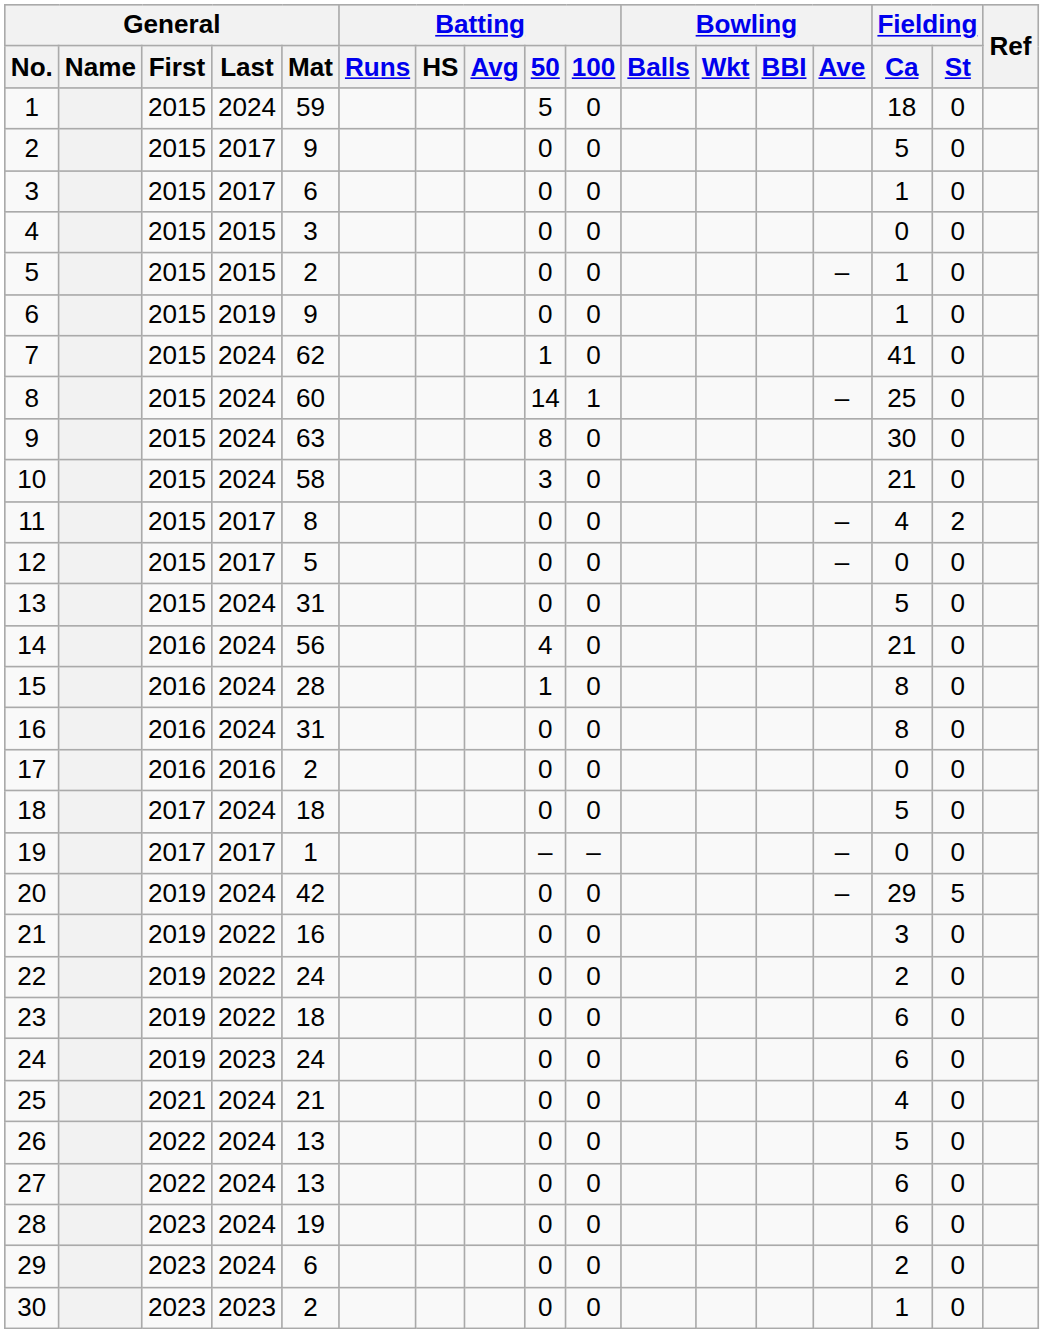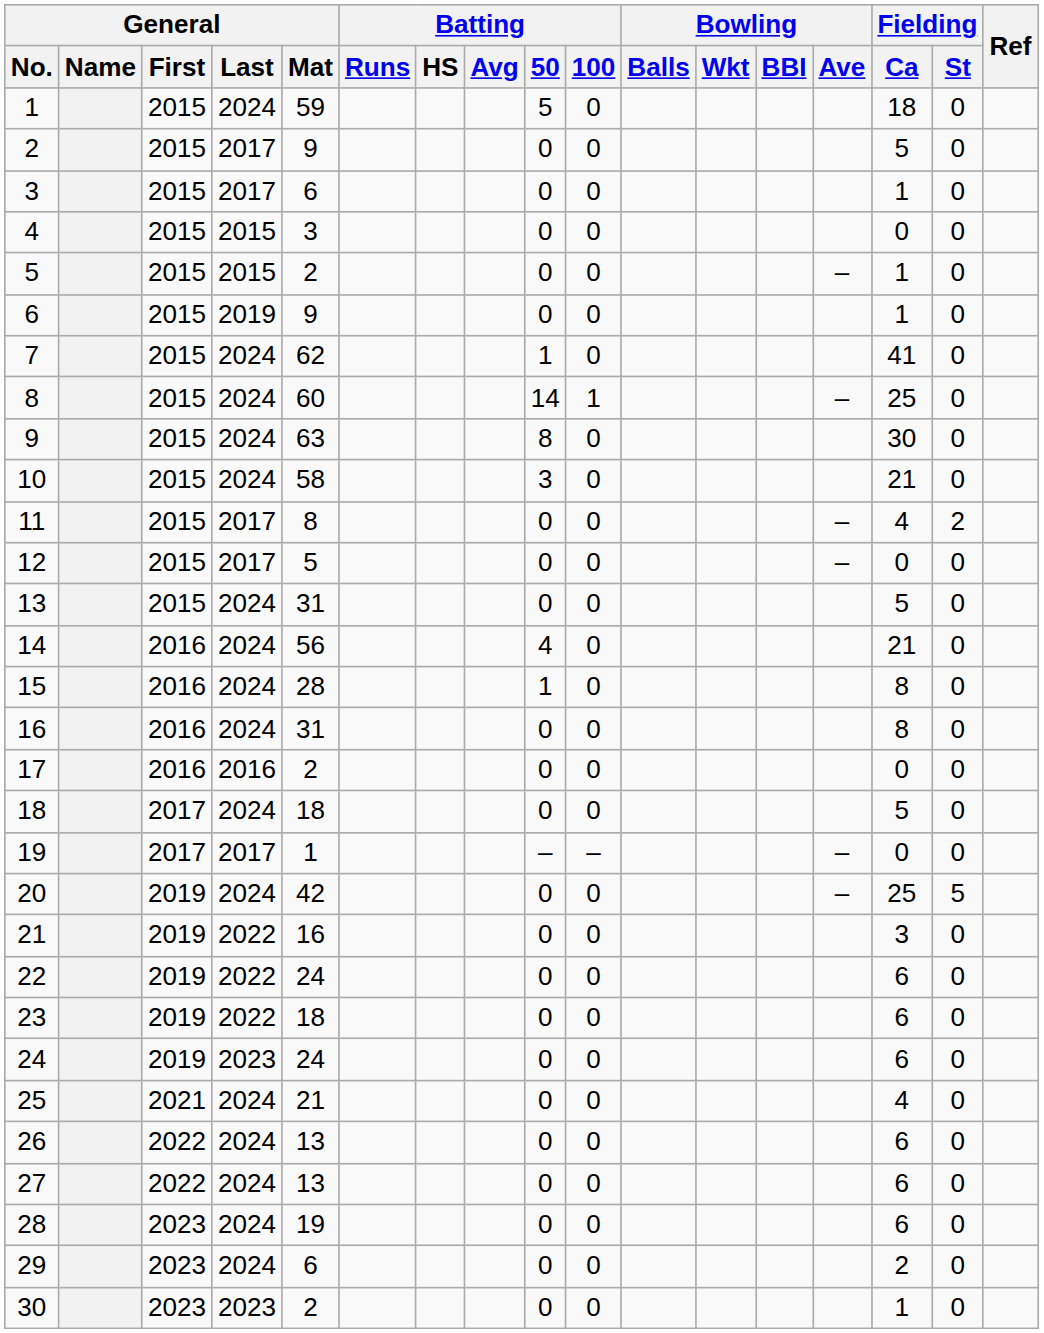(902, 893) 29 -> (902, 893) 25
(902, 976) 2 -> (902, 976) 6
(902, 1141) 5 -> (902, 1141) 6
